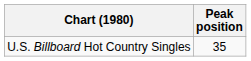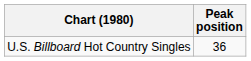(219, 46) 35 -> (219, 46) 36
